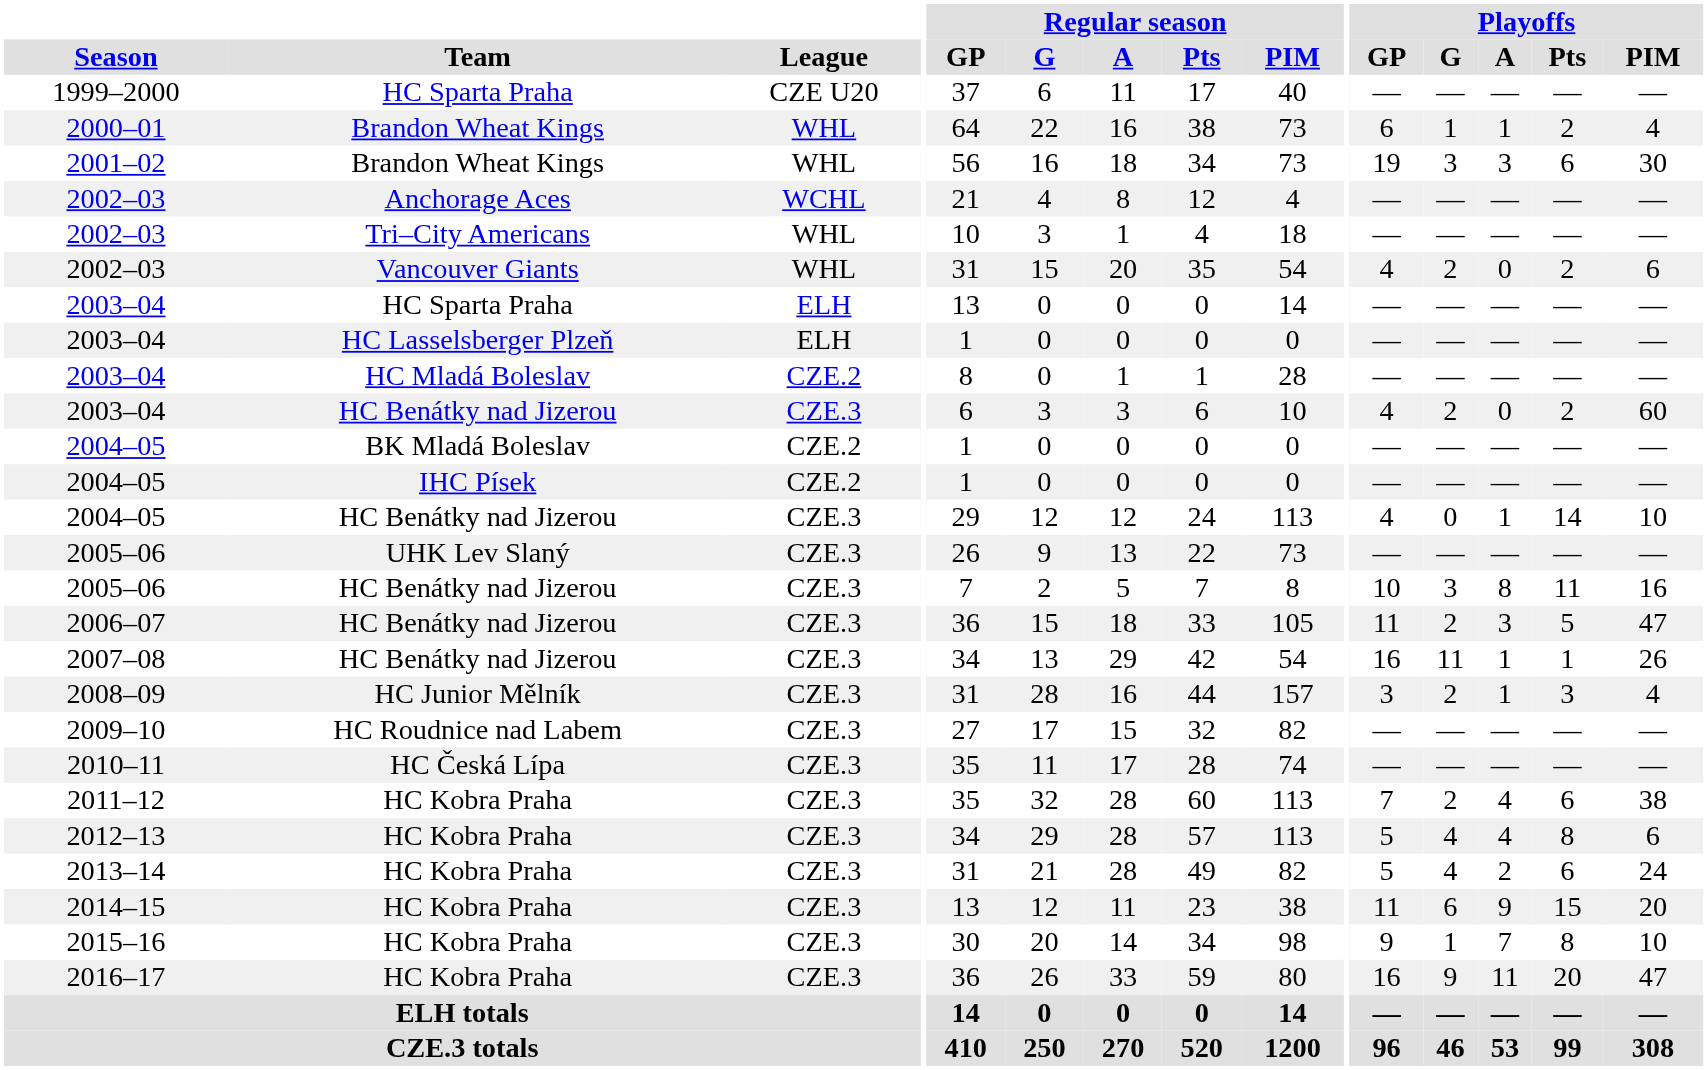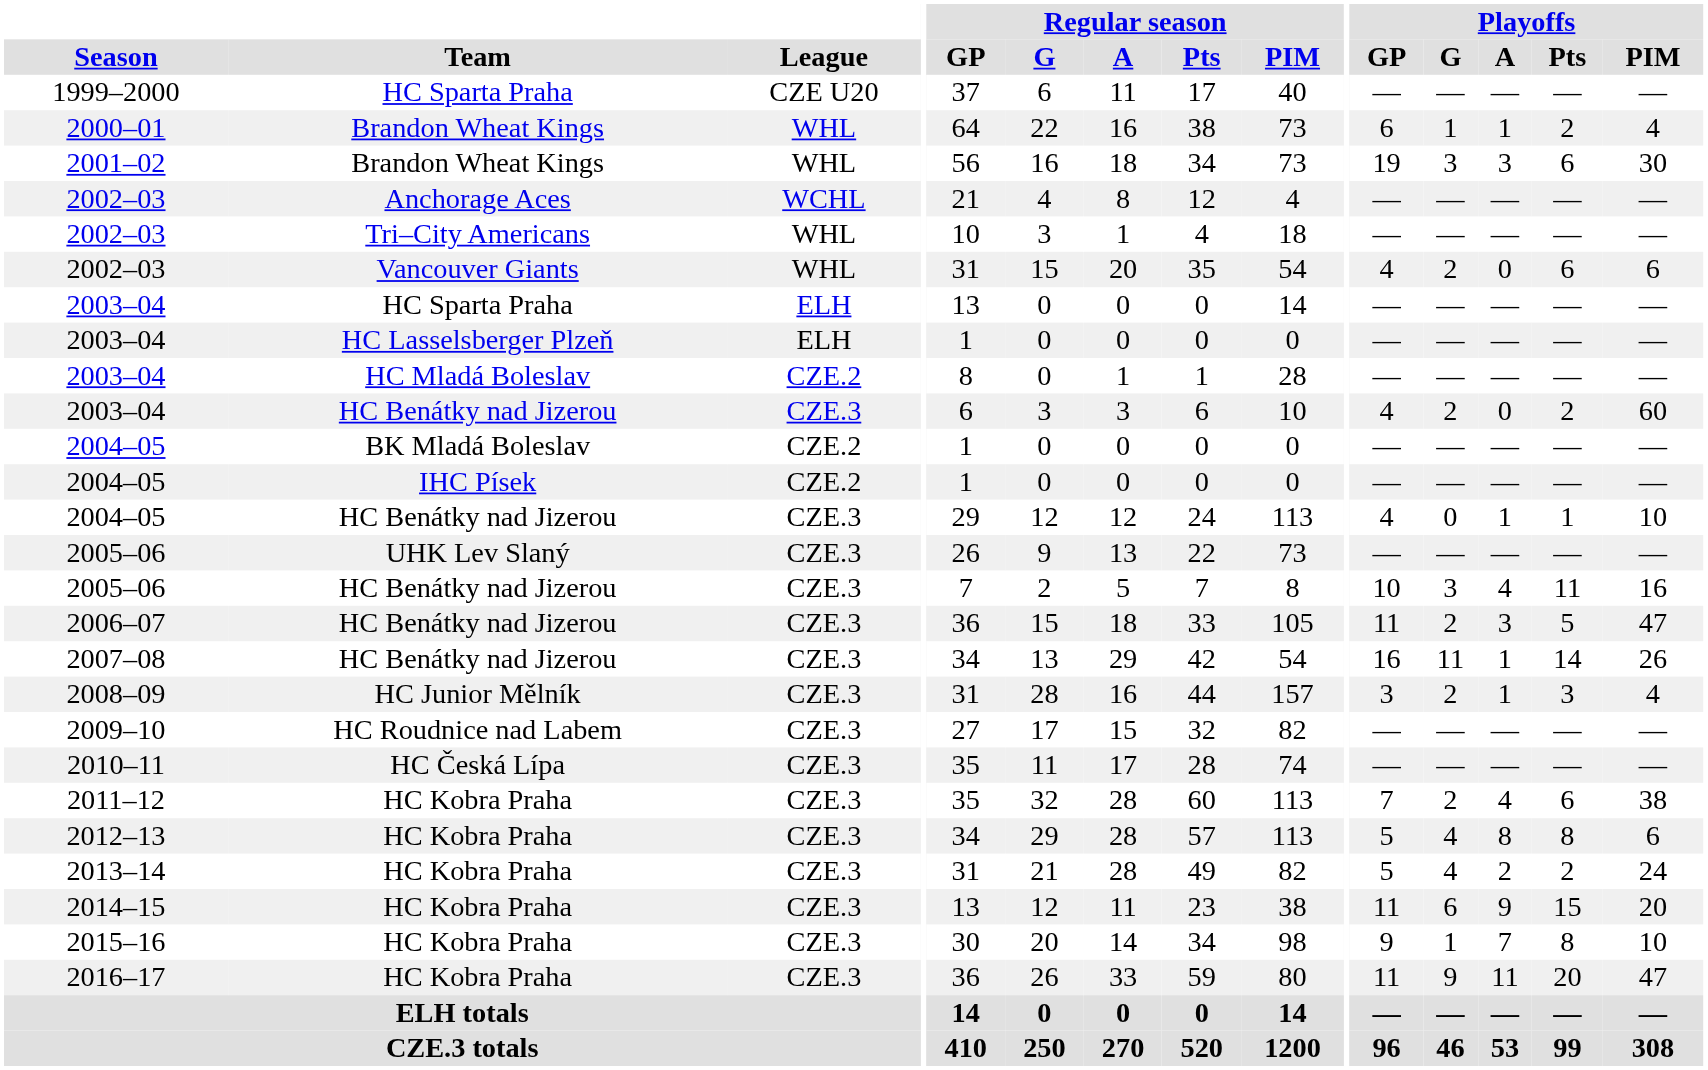(1567, 269) 2 -> (1567, 269) 6
(1567, 516) 14 -> (1567, 516) 1
(1505, 587) 8 -> (1505, 587) 4
(1567, 658) 1 -> (1567, 658) 14
(1505, 835) 4 -> (1505, 835) 8
(1567, 870) 6 -> (1567, 870) 2
(1387, 977) 16 -> (1387, 977) 11
